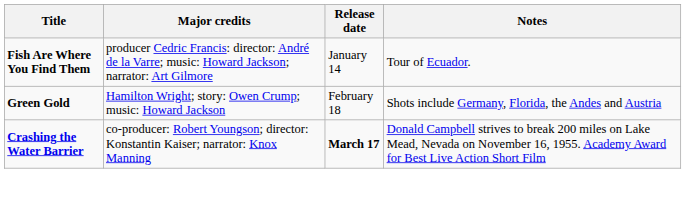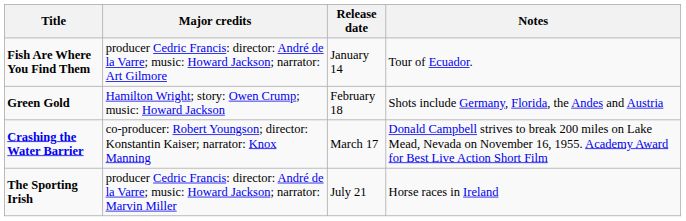(354, 143) bold -> (354, 143) normal
+ row: (42, 191)
